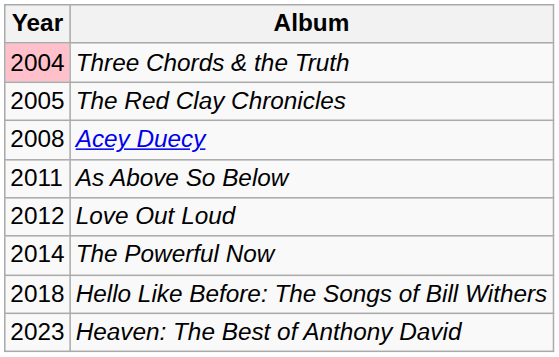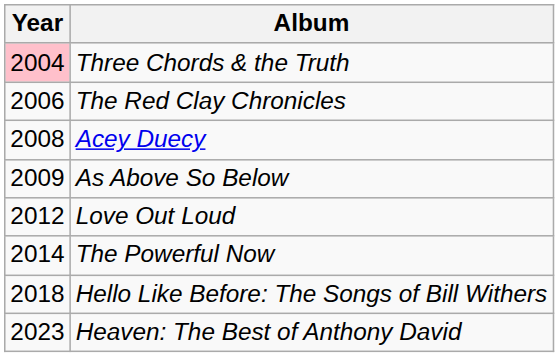(37, 100) 2005 -> (37, 100) 2006
(37, 178) 2011 -> (37, 178) 2009
